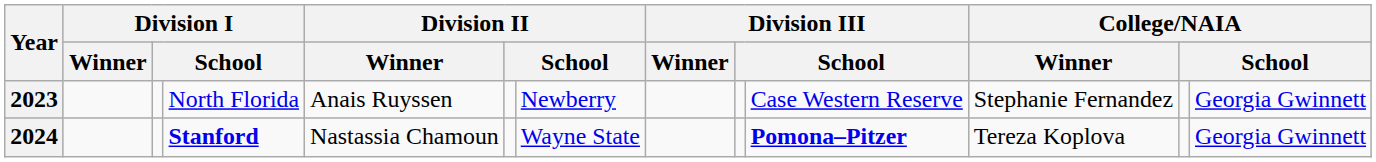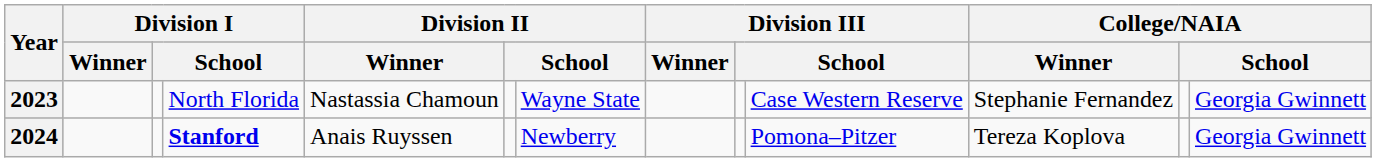(381, 99) Anais Ruyssen -> (404, 99) Nastassia Chamoun
(568, 99) Newberry -> (580, 99) Wayne State
(404, 136) Nastassia Chamoun -> (381, 136) Anais Ruyssen
(580, 136) Wayne State -> (568, 136) Newberry
(829, 136) bold -> (823, 136) normal
